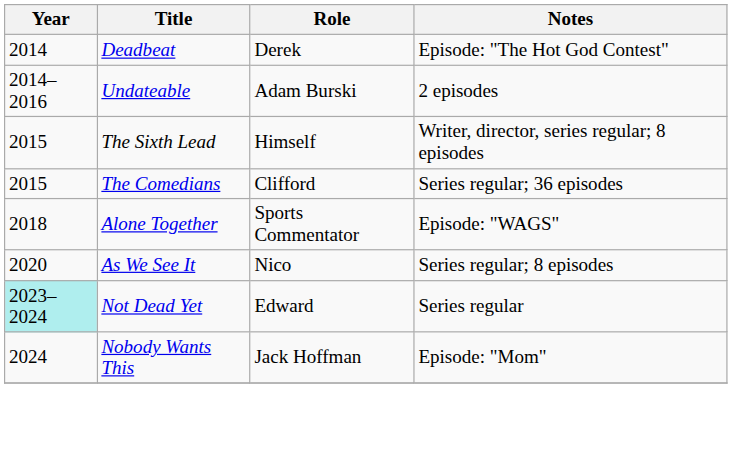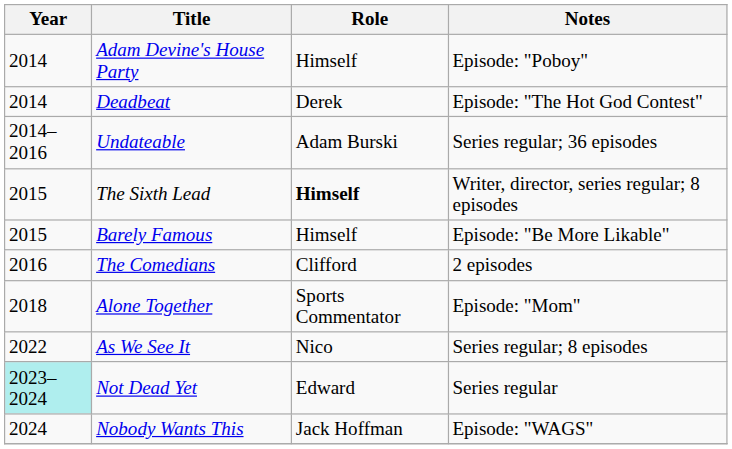+ row: (180, 60)
(458, 90) 2 episodes -> (555, 142) Series regular; 36 episodes
(285, 142) normal -> (328, 193) bold
+ row: (154, 234)
(28, 183) 2015 -> (28, 265) 2016
(521, 183) Series regular; 36 episodes -> (492, 265) 2 episodes
(489, 224) Episode: "WAGS" -> (517, 305) Episode: "Mom"
(28, 265) 2020 -> (28, 346) 2022
(483, 357) Episode: "Mom" -> (523, 428) Episode: "WAGS"
